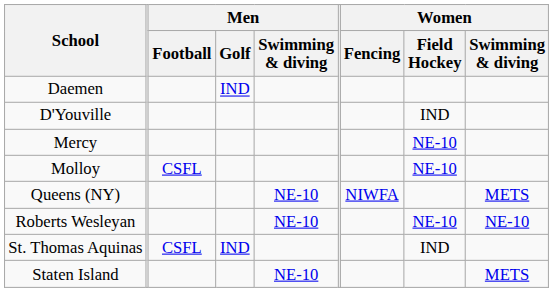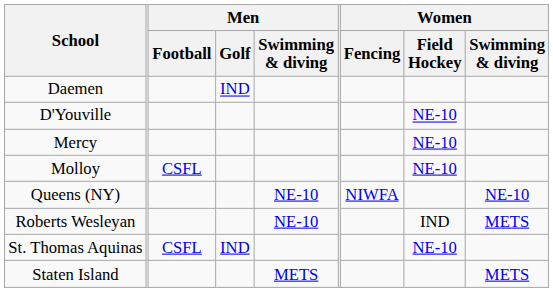(435, 115) IND -> (435, 115) NE-10
(507, 194) METS -> (507, 194) NE-10
(435, 221) NE-10 -> (435, 221) IND
(507, 221) NE-10 -> (507, 221) METS
(435, 247) IND -> (435, 247) NE-10
(296, 273) NE-10 -> (296, 273) METS
